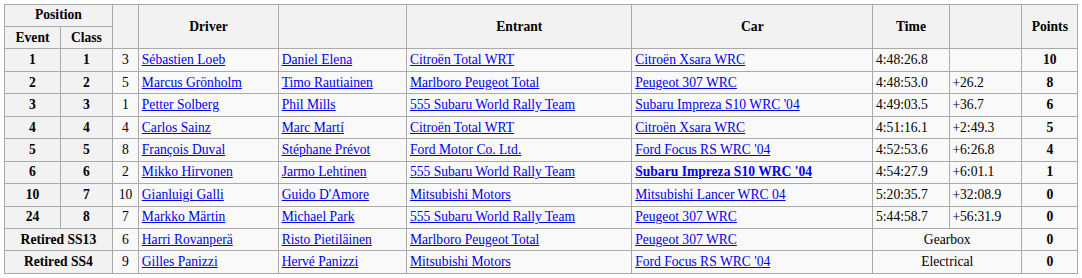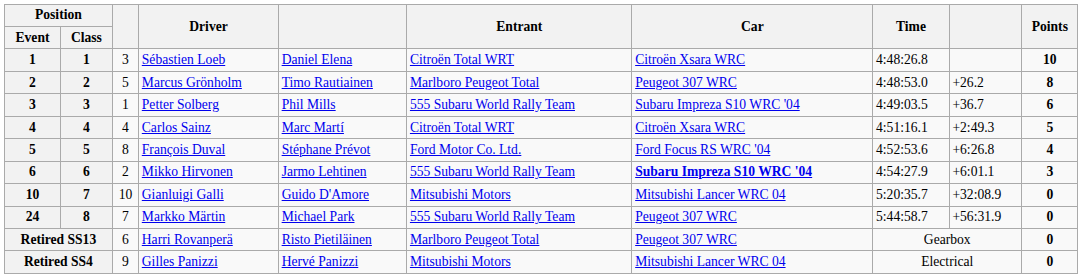(1050, 172) 1 -> (1050, 172) 3
(703, 262) Ford Focus RS WRC '04 -> (710, 262) Mitsubishi Lancer WRC 04
